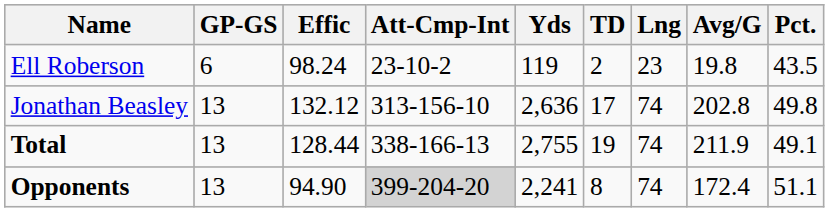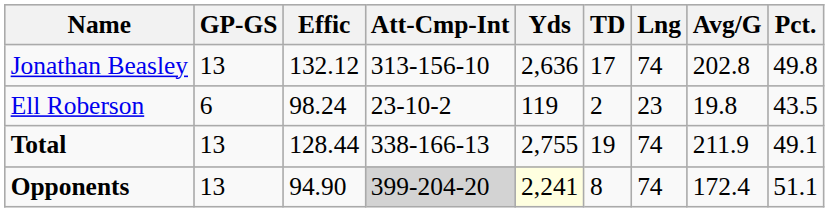rows swapped: (99, 105) <-> (77, 65)
(550, 186) no background -> (550, 186) lightyellow background
